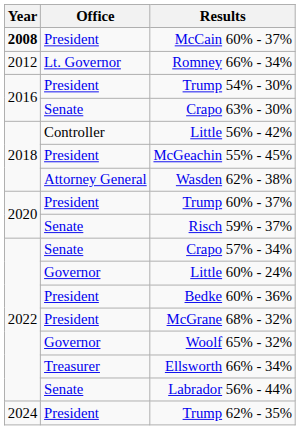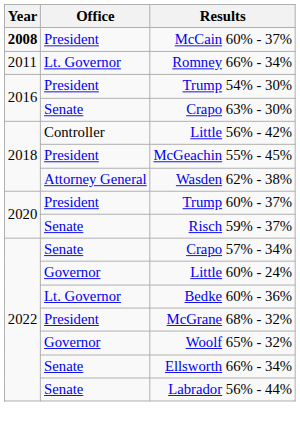(23, 62) 2012 -> (22, 62) 2011
(71, 296) President -> (83, 296) Lt. Governor
(72, 366) Treasurer -> (64, 366) Senate
- row: (237, 413)
